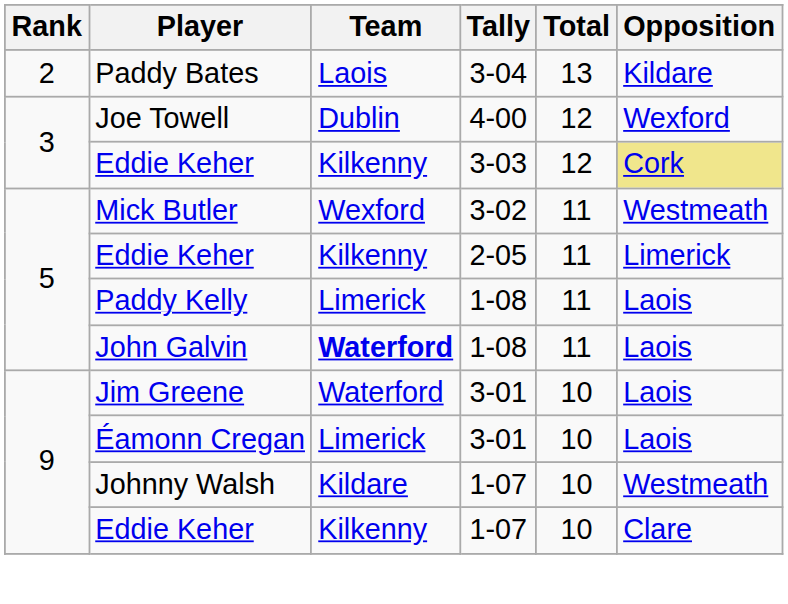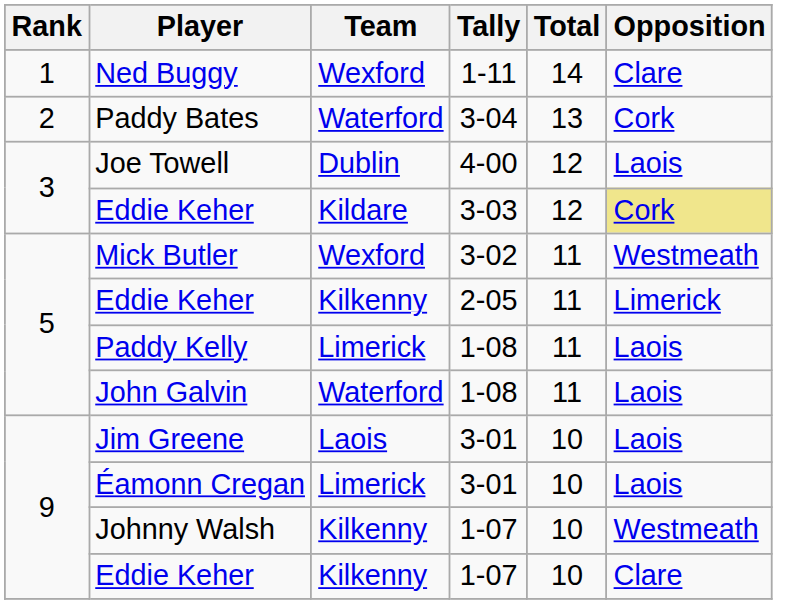+ row: (166, 73)
(353, 73) Laois -> (381, 118) Waterford
(668, 73) Kildare -> (644, 118) Cork
(677, 118) Wexford -> (648, 164) Laois
(373, 164) Kilkenny -> (363, 210) Kildare
(386, 347) bold -> (381, 392) normal
(381, 392) Waterford -> (353, 438) Laois
(363, 484) Kildare -> (373, 529) Kilkenny
